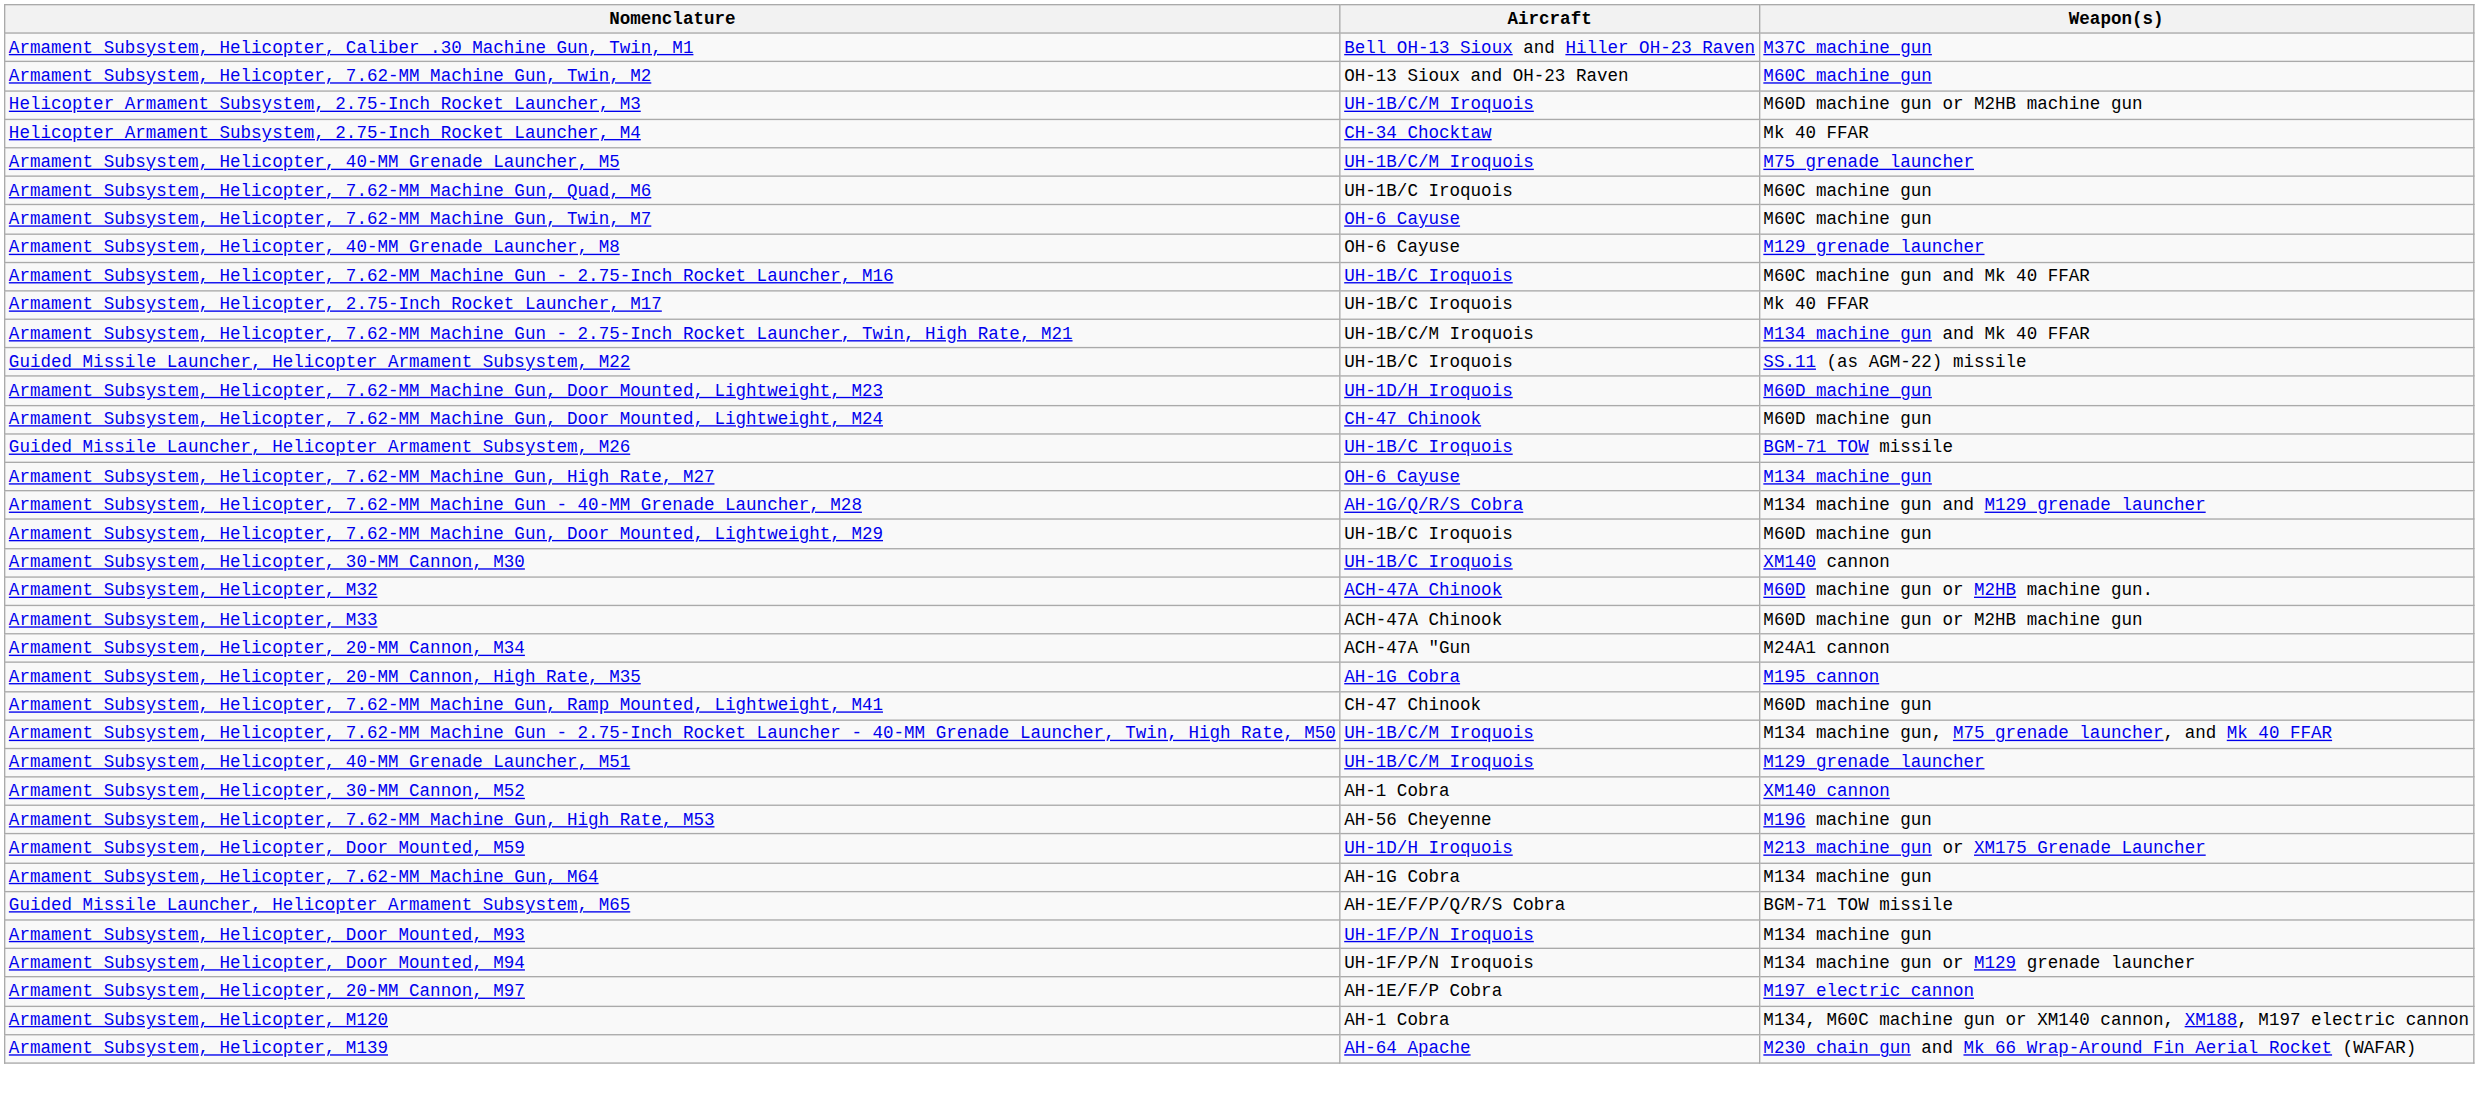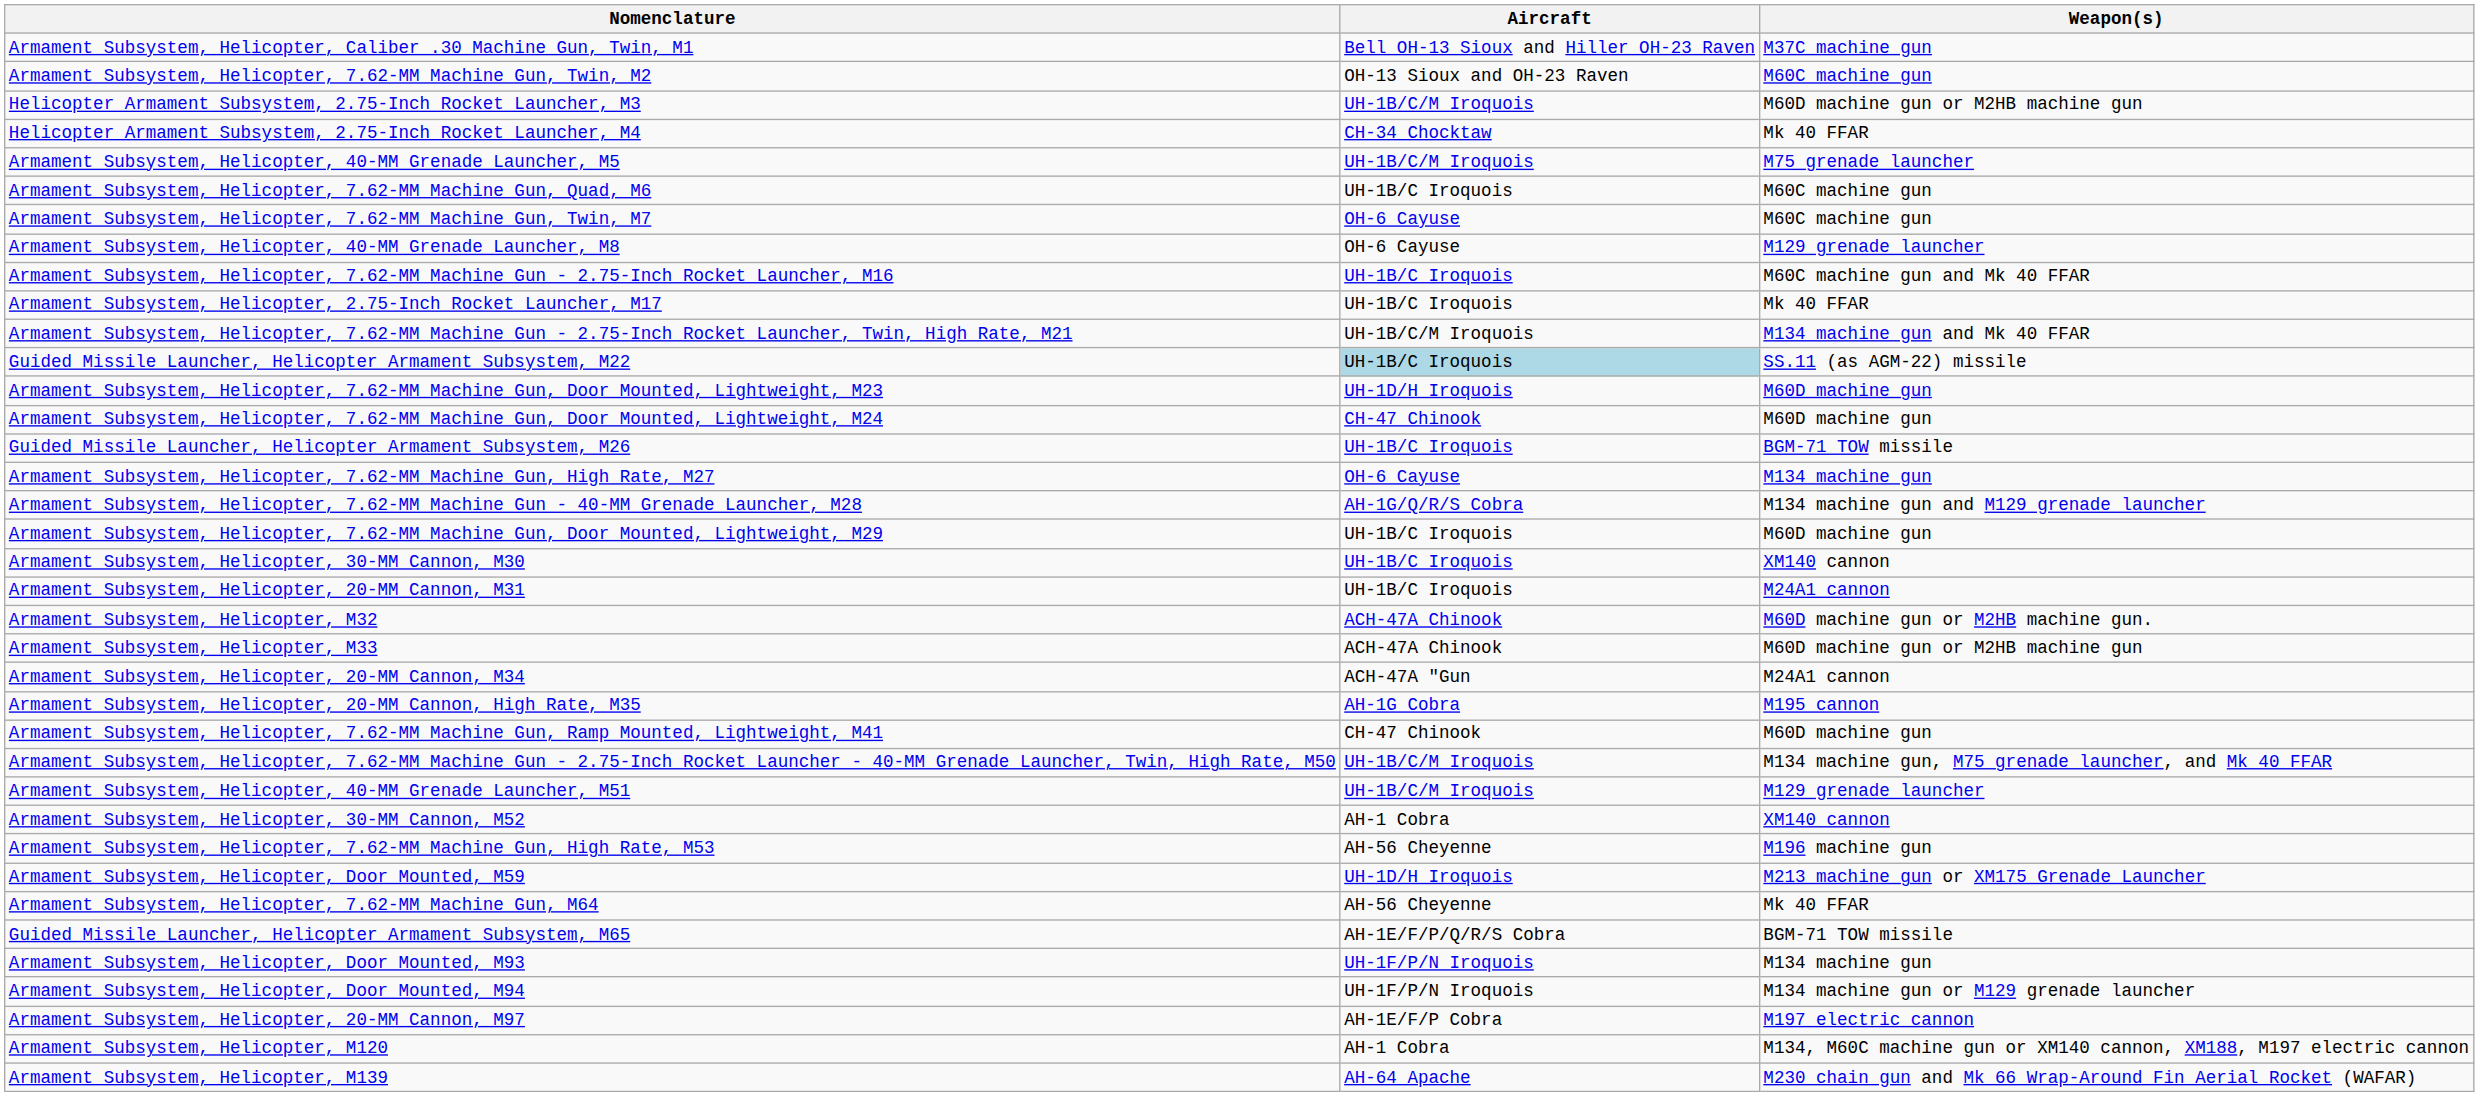(1428, 362) no background -> (1428, 362) lightblue background
+ row: (267, 591)
(1402, 877) AH-1G Cobra -> (1418, 906) AH-56 Cheyenne
(1848, 877) M134 machine gun -> (1816, 906) Mk 40 FFAR
